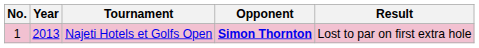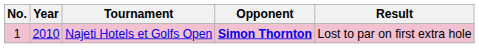(46, 33) 2013 -> (46, 33) 2010
